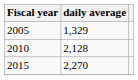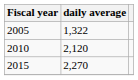(76, 30) 1,329 -> (76, 30) 1,322
(76, 48) 2,128 -> (76, 48) 2,120
